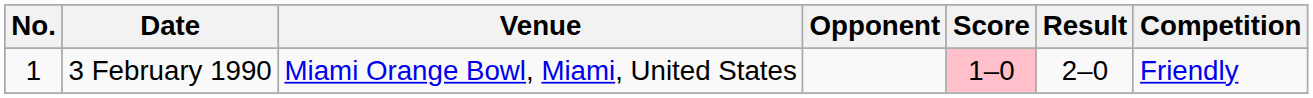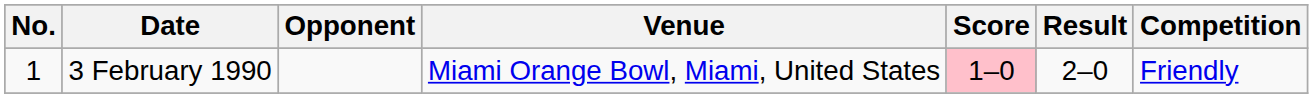columns swapped: (541, 26) <-> (875, 26)
